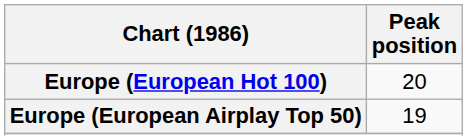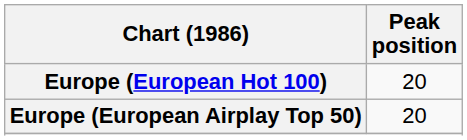(414, 116) 19 -> (414, 116) 20
